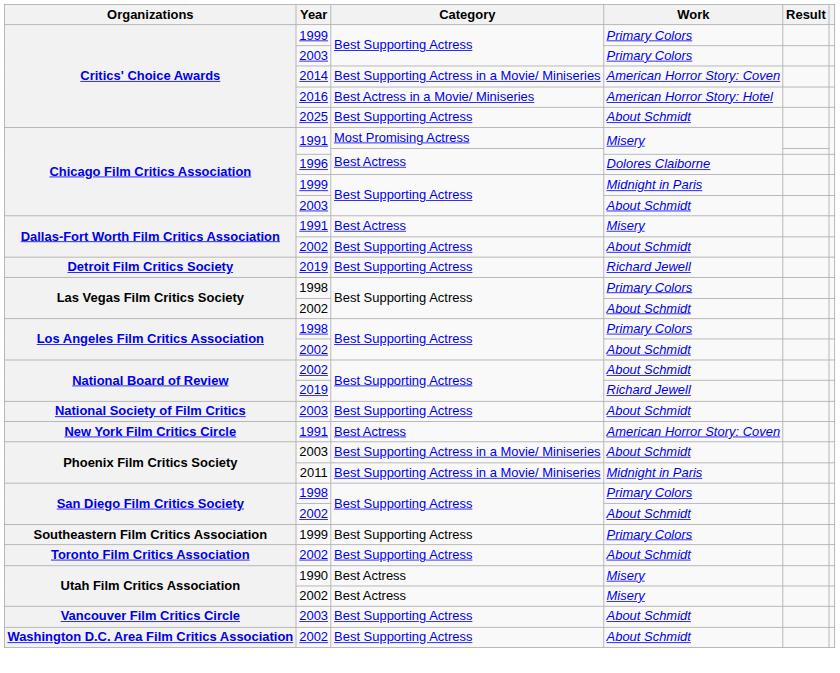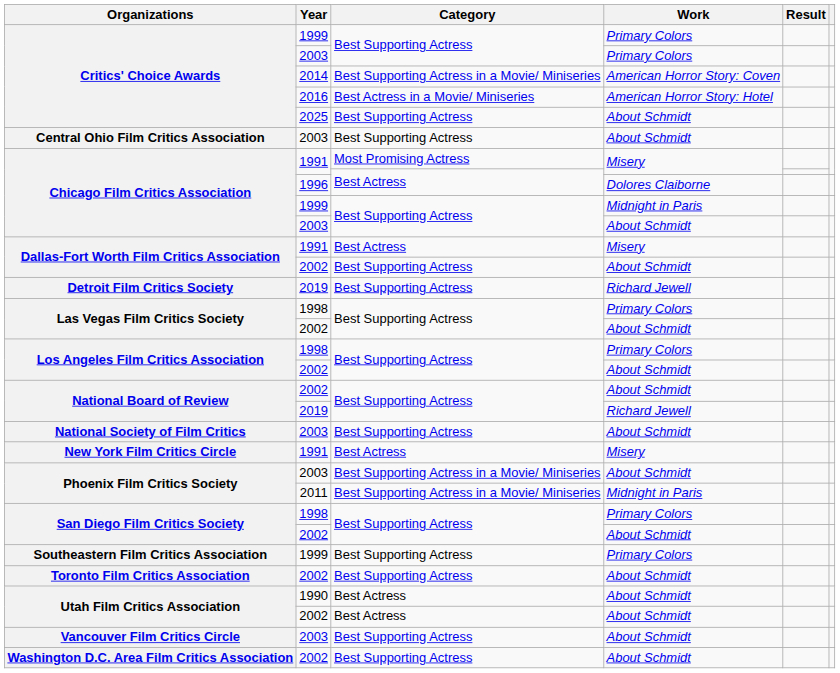+ row: (150, 138)
(693, 431) American Horror Story: Coven -> (626, 452) Misery
(626, 575) Misery -> (649, 596) About Schmidt
(626, 596) Misery -> (649, 616) About Schmidt
